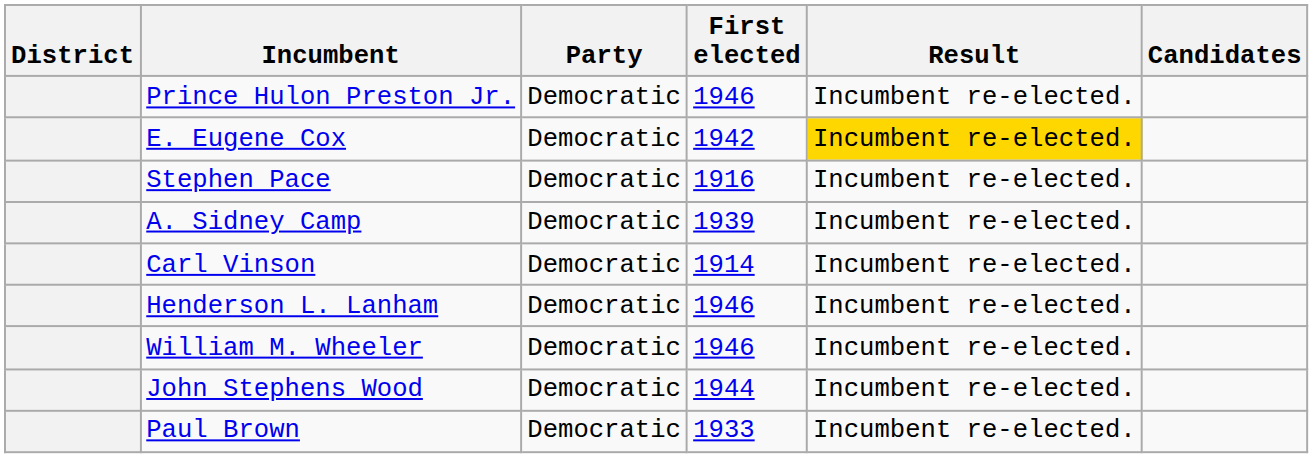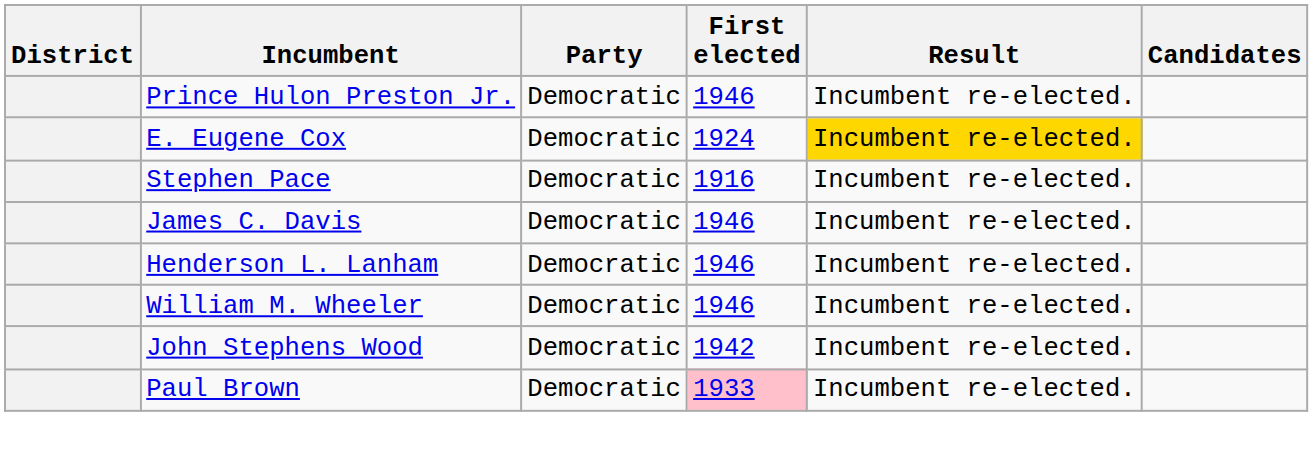(724, 139) 1942 -> (724, 139) 1924
- row: (254, 222)
+ row: (254, 222)
- row: (231, 264)
(724, 389) 1944 -> (724, 348) 1942
(724, 431) no background -> (724, 389) pink background
